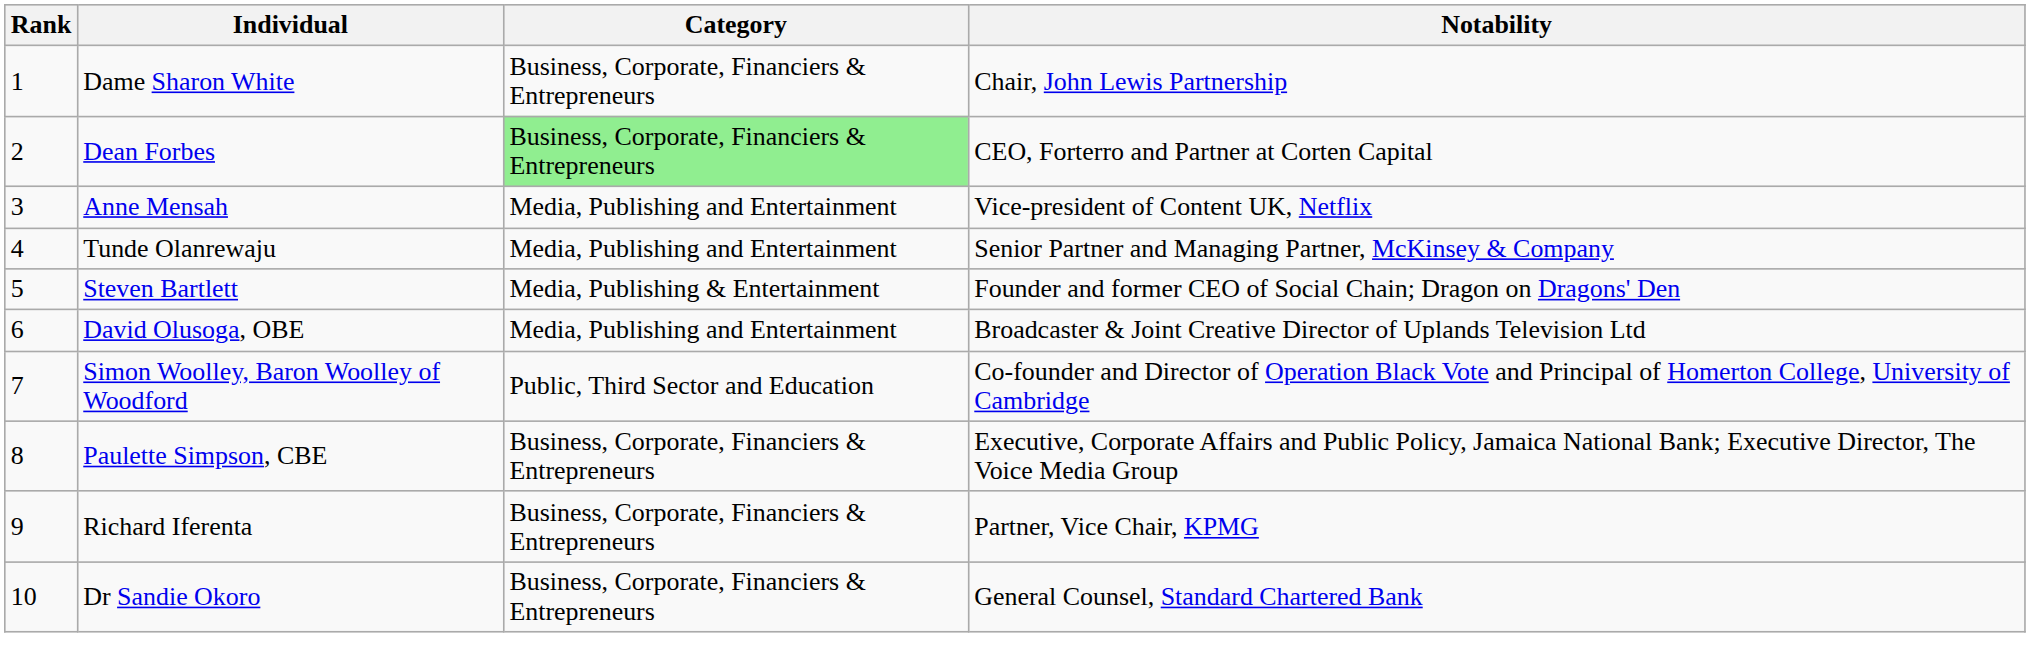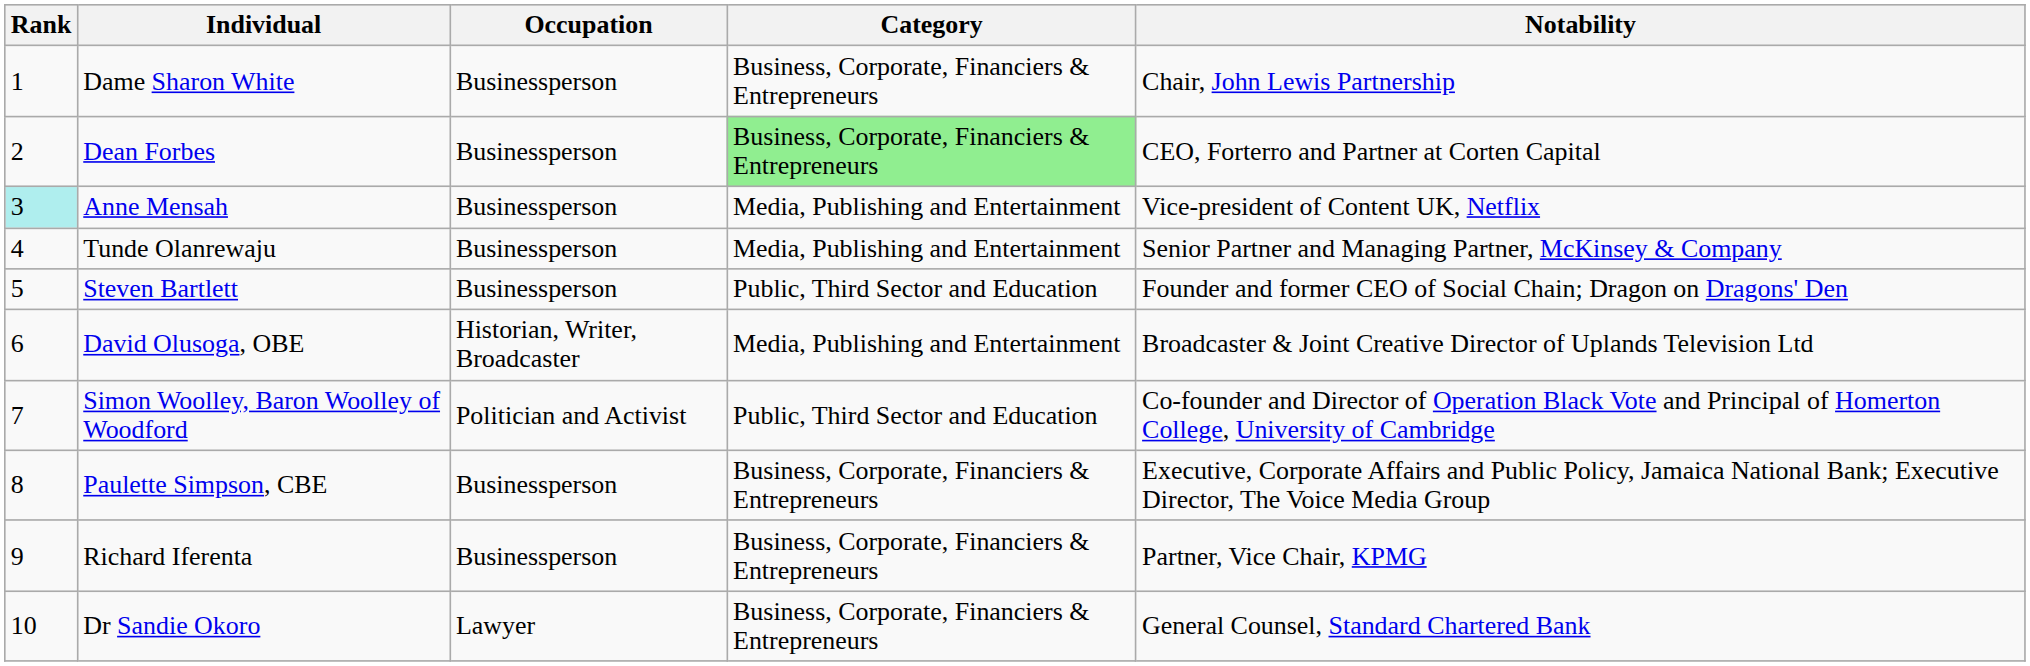+ column: (589, 25)
(17, 206) no background -> (17, 206) paleturquoise background
(694, 288) Media, Publishing & Entertainment -> (915, 288) Public, Third Sector and Education
